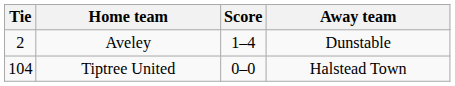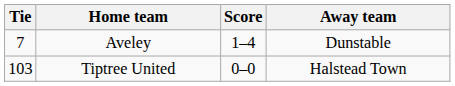(20, 42) 2 -> (20, 42) 7
(20, 68) 104 -> (20, 68) 103
